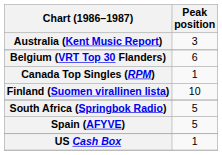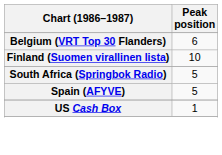- row: (88, 41)
- row: (88, 74)
